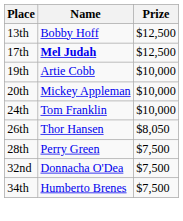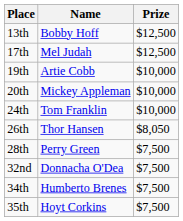(68, 52) bold -> (66, 52) normal
+ row: (18, 206)
